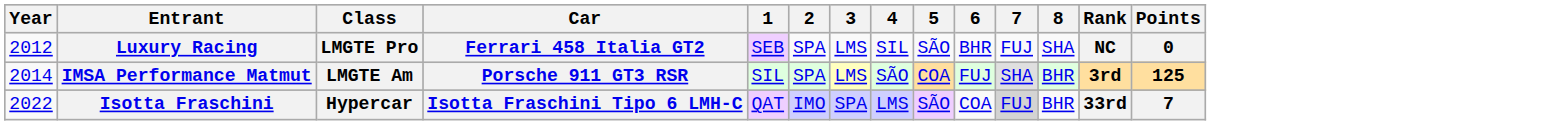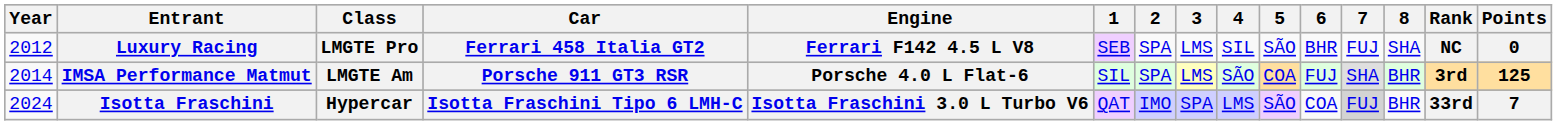+ column: (920, 19)
(31, 105) 2022 -> (31, 105) 2024
